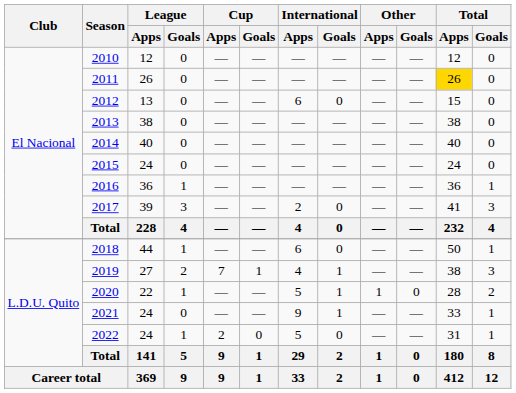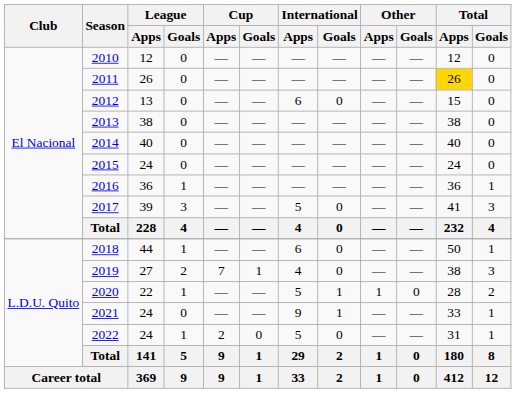(298, 206) 2 -> (298, 206) 5
(339, 270) 1 -> (339, 270) 0
